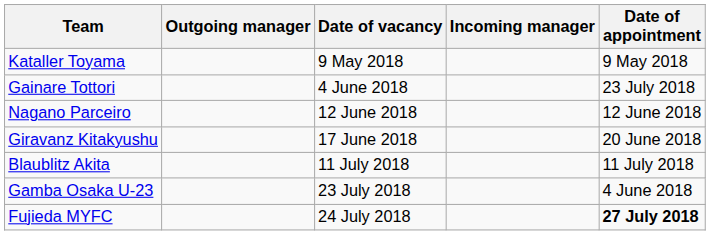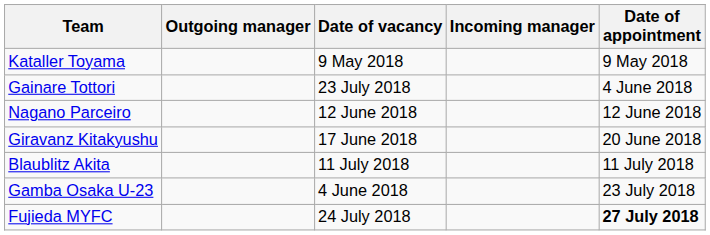(363, 87) 4 June 2018 -> (364, 87) 23 July 2018
(649, 87) 23 July 2018 -> (647, 87) 4 June 2018
(364, 191) 23 July 2018 -> (363, 191) 4 June 2018
(647, 191) 4 June 2018 -> (649, 191) 23 July 2018
